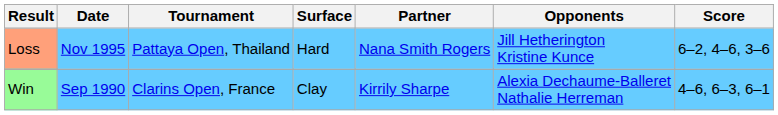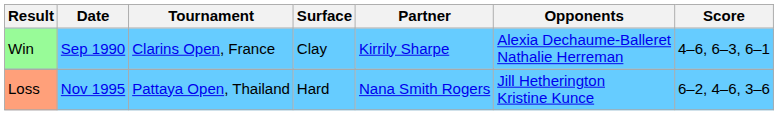rows swapped: (21, 89) <-> (24, 48)
